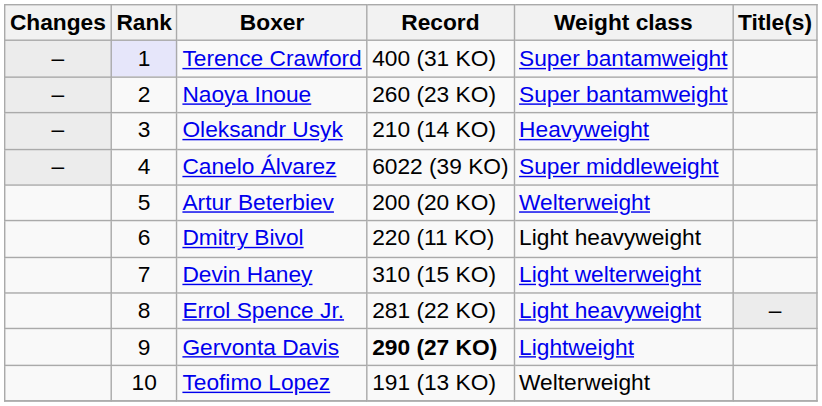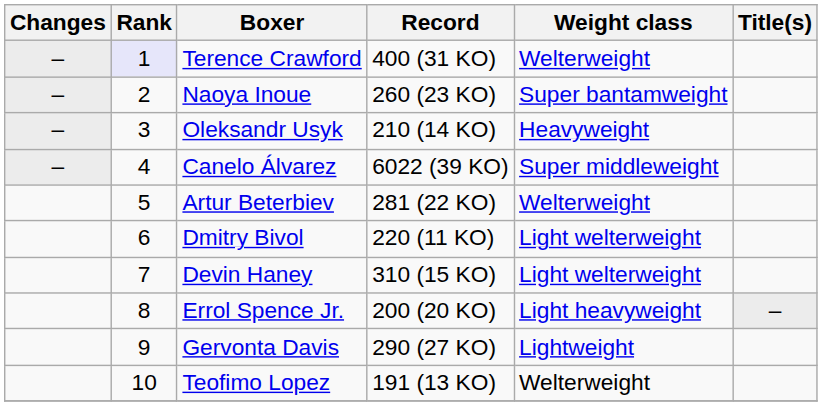(623, 58) Super bantamweight -> (585, 58) Welterweight
(434, 202) 200 (20 KO) -> (434, 202) 281 (22 KO)
(610, 238) Light heavyweight -> (610, 238) Light welterweight
(434, 310) 281 (22 KO) -> (434, 310) 200 (20 KO)
(435, 346) bold -> (434, 346) normal
